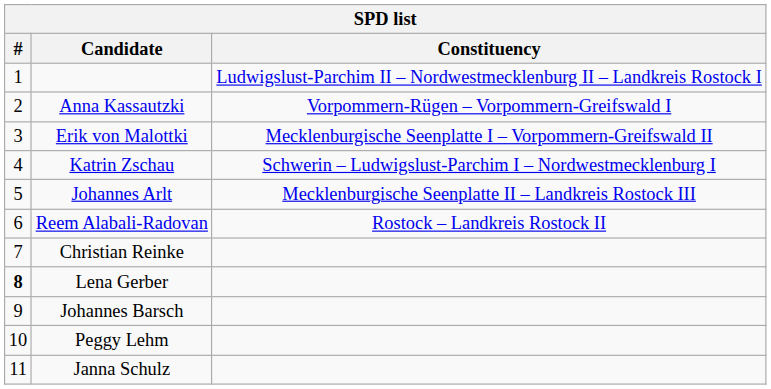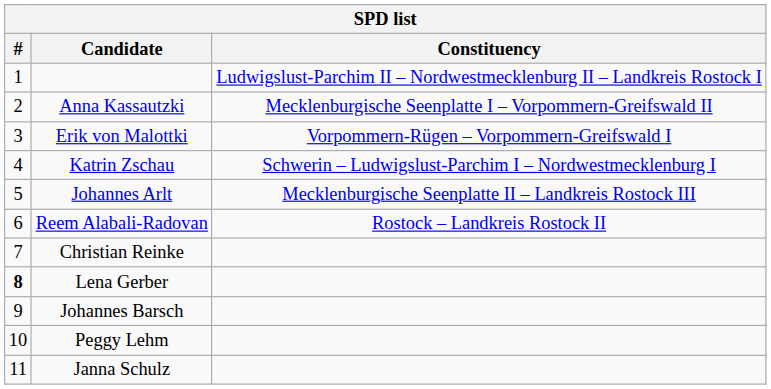(489, 106) Vorpommern-Rügen – Vorpommern-Greifswald I -> (489, 106) Mecklenburgische Seenplatte I – Vorpommern-Greifswald II
(489, 135) Mecklenburgische Seenplatte I – Vorpommern-Greifswald II -> (489, 135) Vorpommern-Rügen – Vorpommern-Greifswald I
